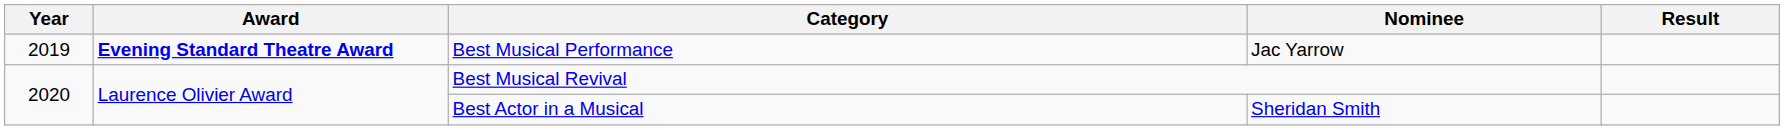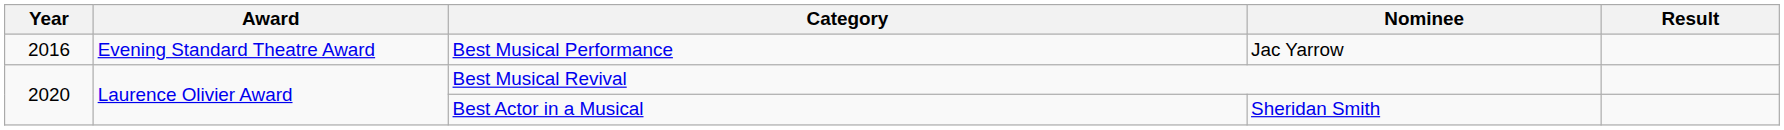(49, 49) 2019 -> (49, 49) 2016
(246, 49) bold -> (236, 49) normal
